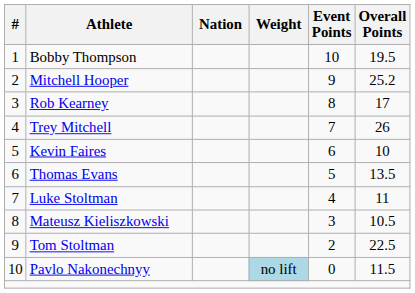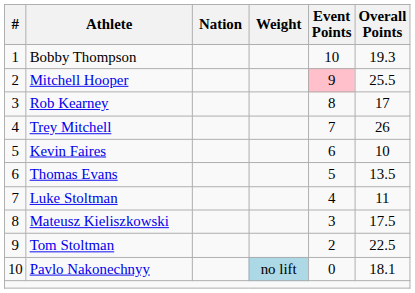(382, 56) 19.5 -> (382, 56) 19.3
(332, 80) no background -> (332, 80) pink background
(382, 80) 25.2 -> (382, 80) 25.5
(382, 221) 10.5 -> (382, 221) 17.5
(382, 269) 11.5 -> (382, 269) 18.1
